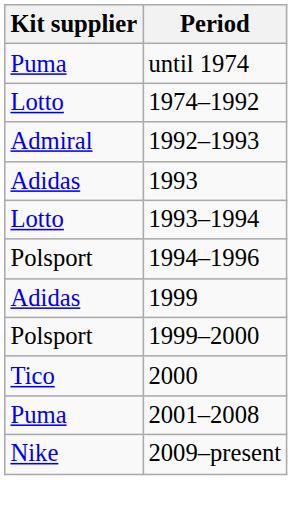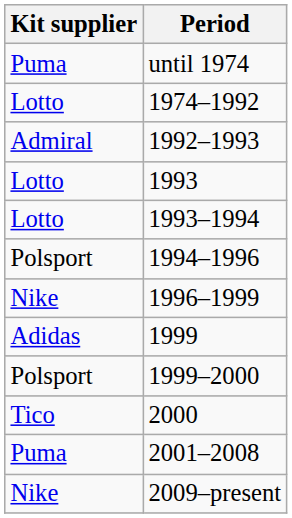(45, 180) Adidas -> (37, 180) Lotto
+ row: (204, 297)
